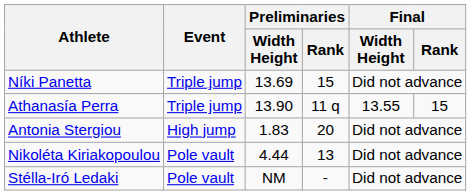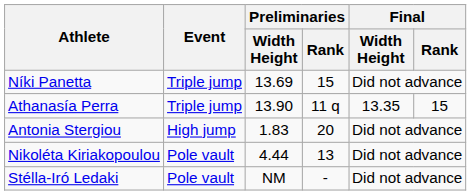(381, 106) 13.55 -> (381, 106) 13.35
